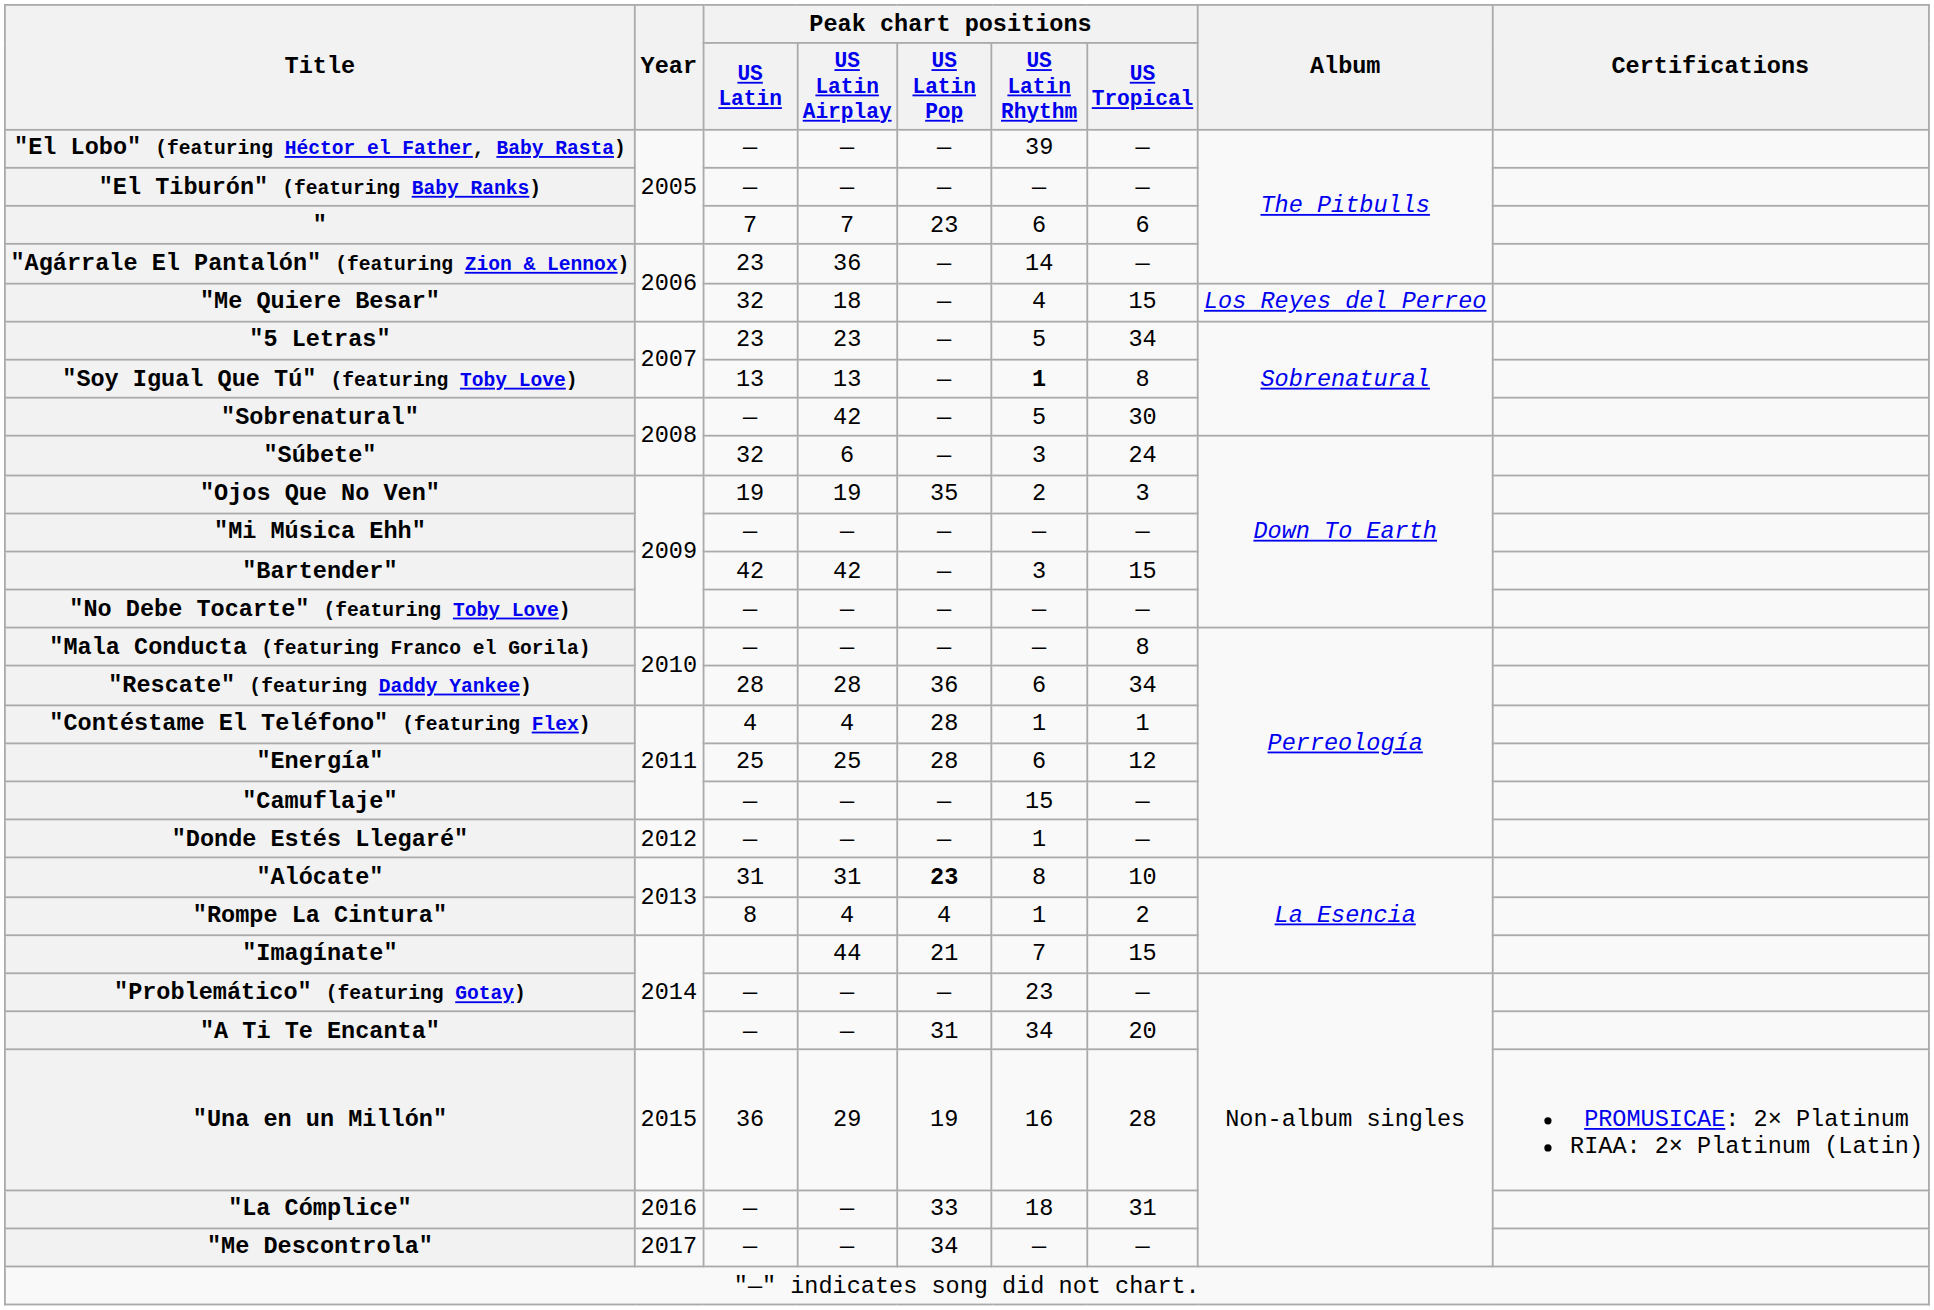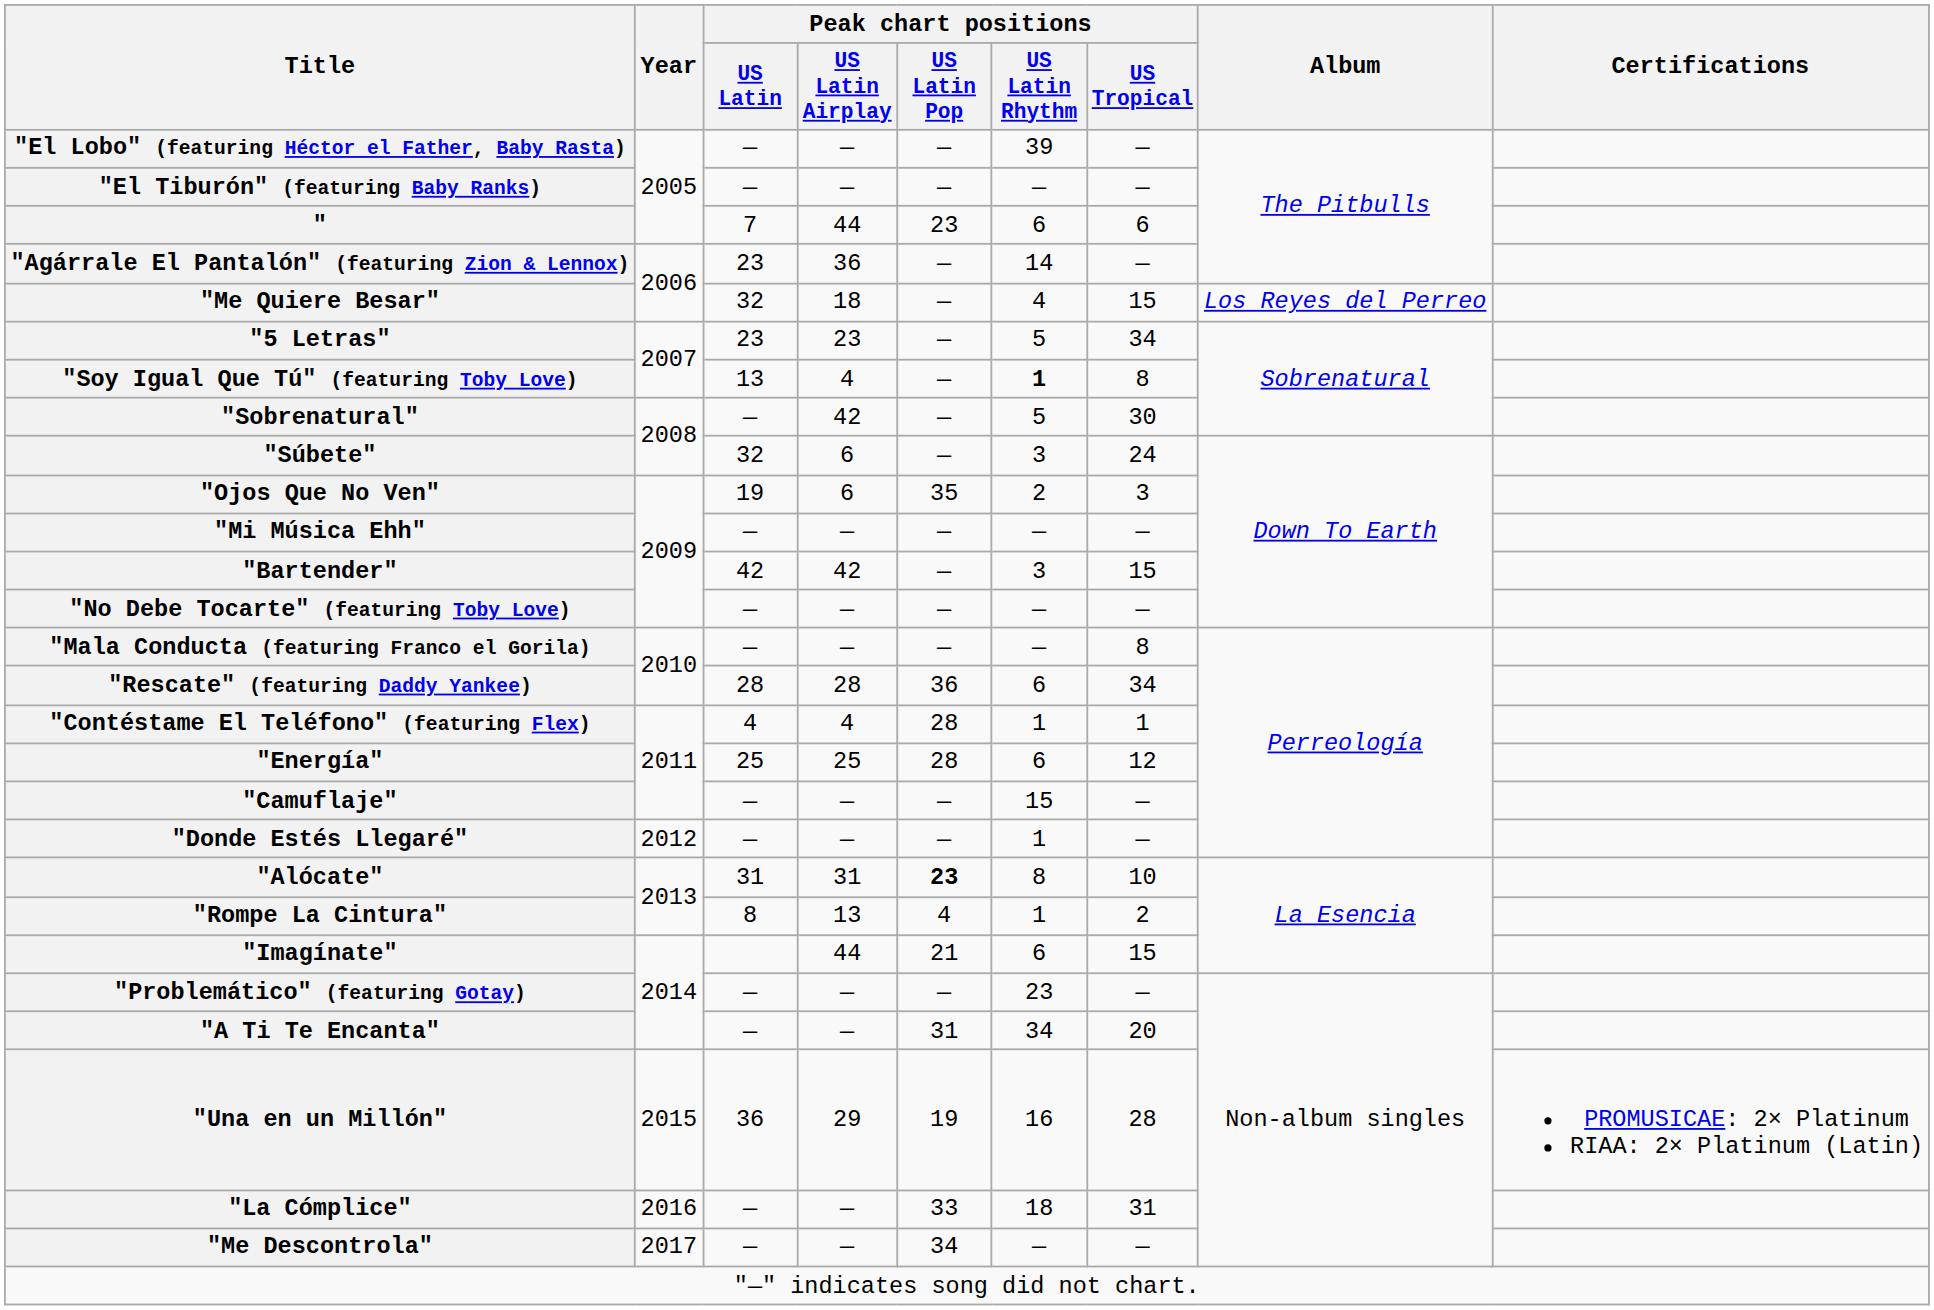(847, 225) 7 -> (847, 225) 44
(847, 379) 13 -> (847, 379) 4
(847, 494) 19 -> (847, 494) 6
(847, 916) 4 -> (847, 916) 13
(1039, 954) 7 -> (1039, 954) 6
